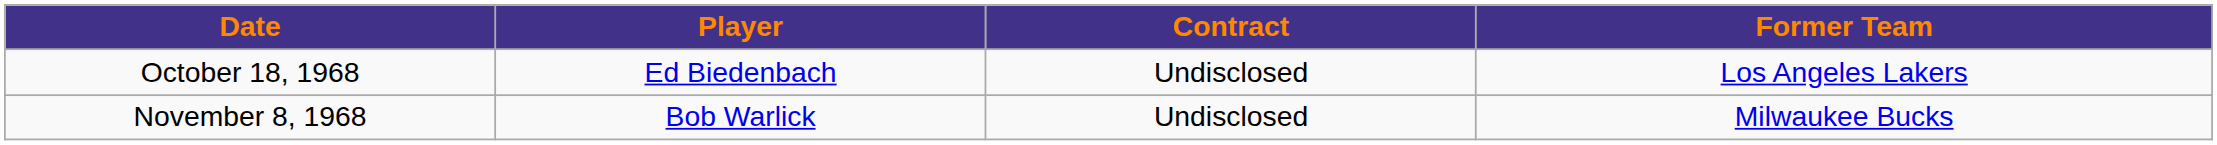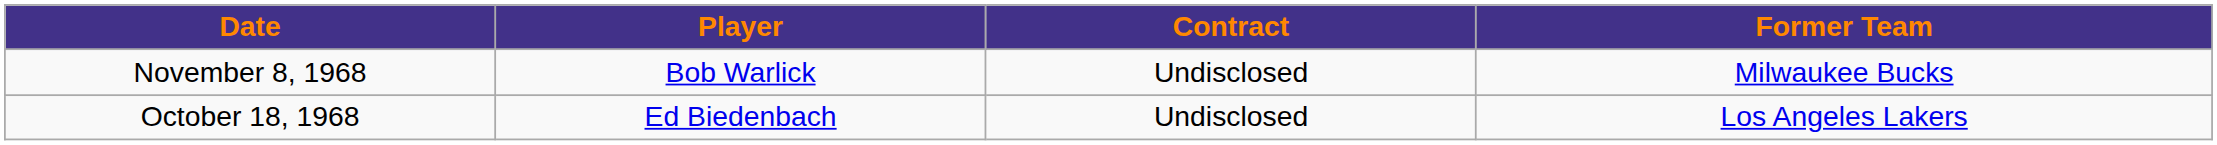rows swapped: (250, 71) <-> (250, 116)
